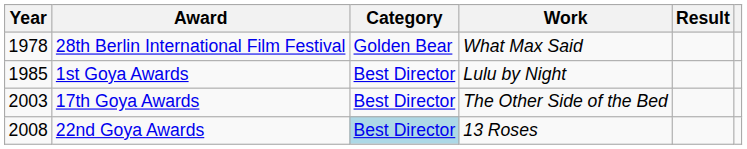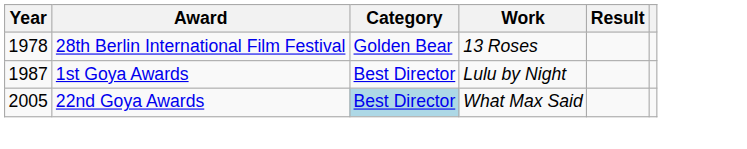(523, 46) What Max Said -> (501, 46) 13 Roses
(28, 74) 1985 -> (28, 74) 1987
- row: (128, 102)
(28, 130) 2008 -> (28, 102) 2005
(501, 130) 13 Roses -> (523, 102) What Max Said
